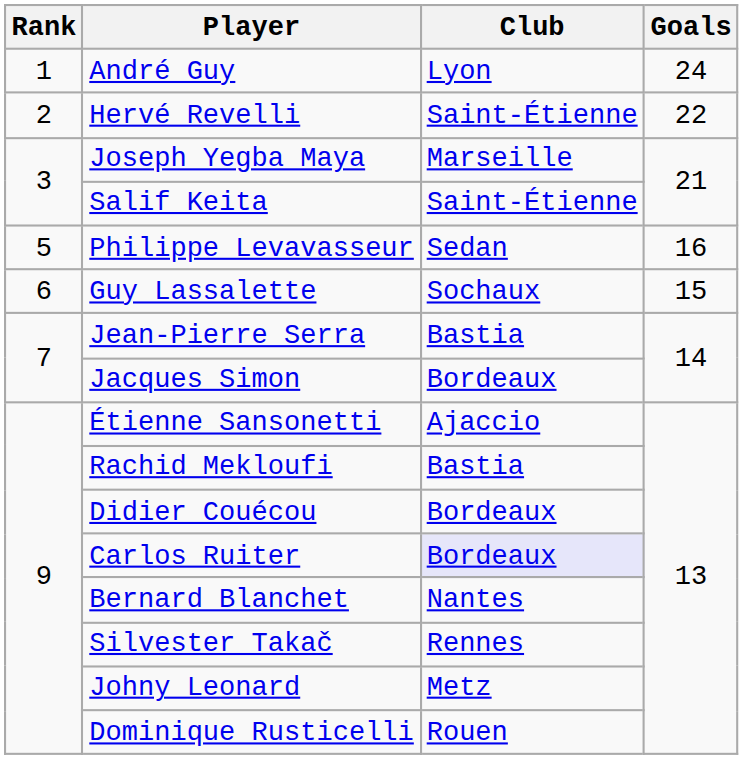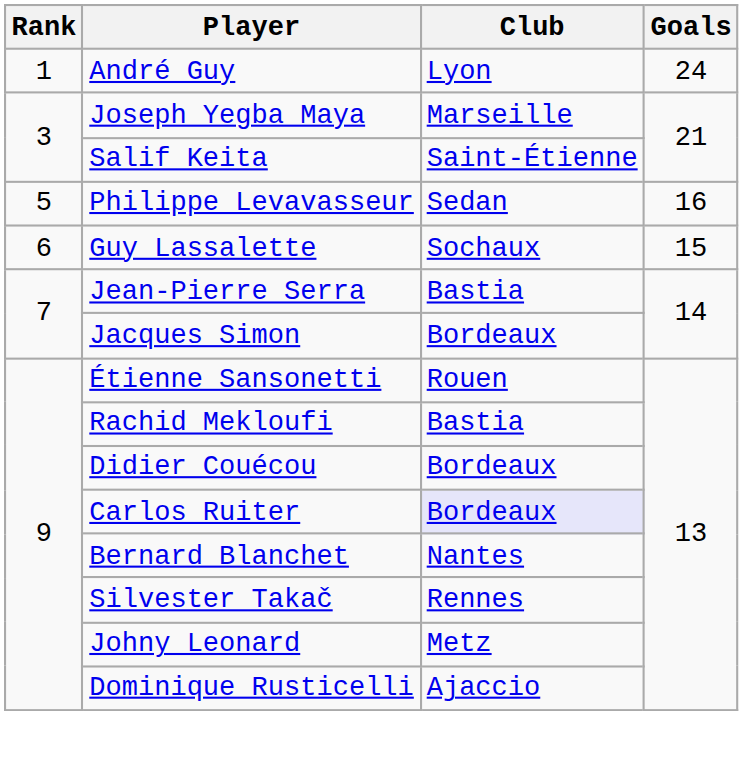- row: (195, 115)
(483, 424) Ajaccio -> (467, 380) Rouen
(467, 732) Rouen -> (483, 688) Ajaccio
